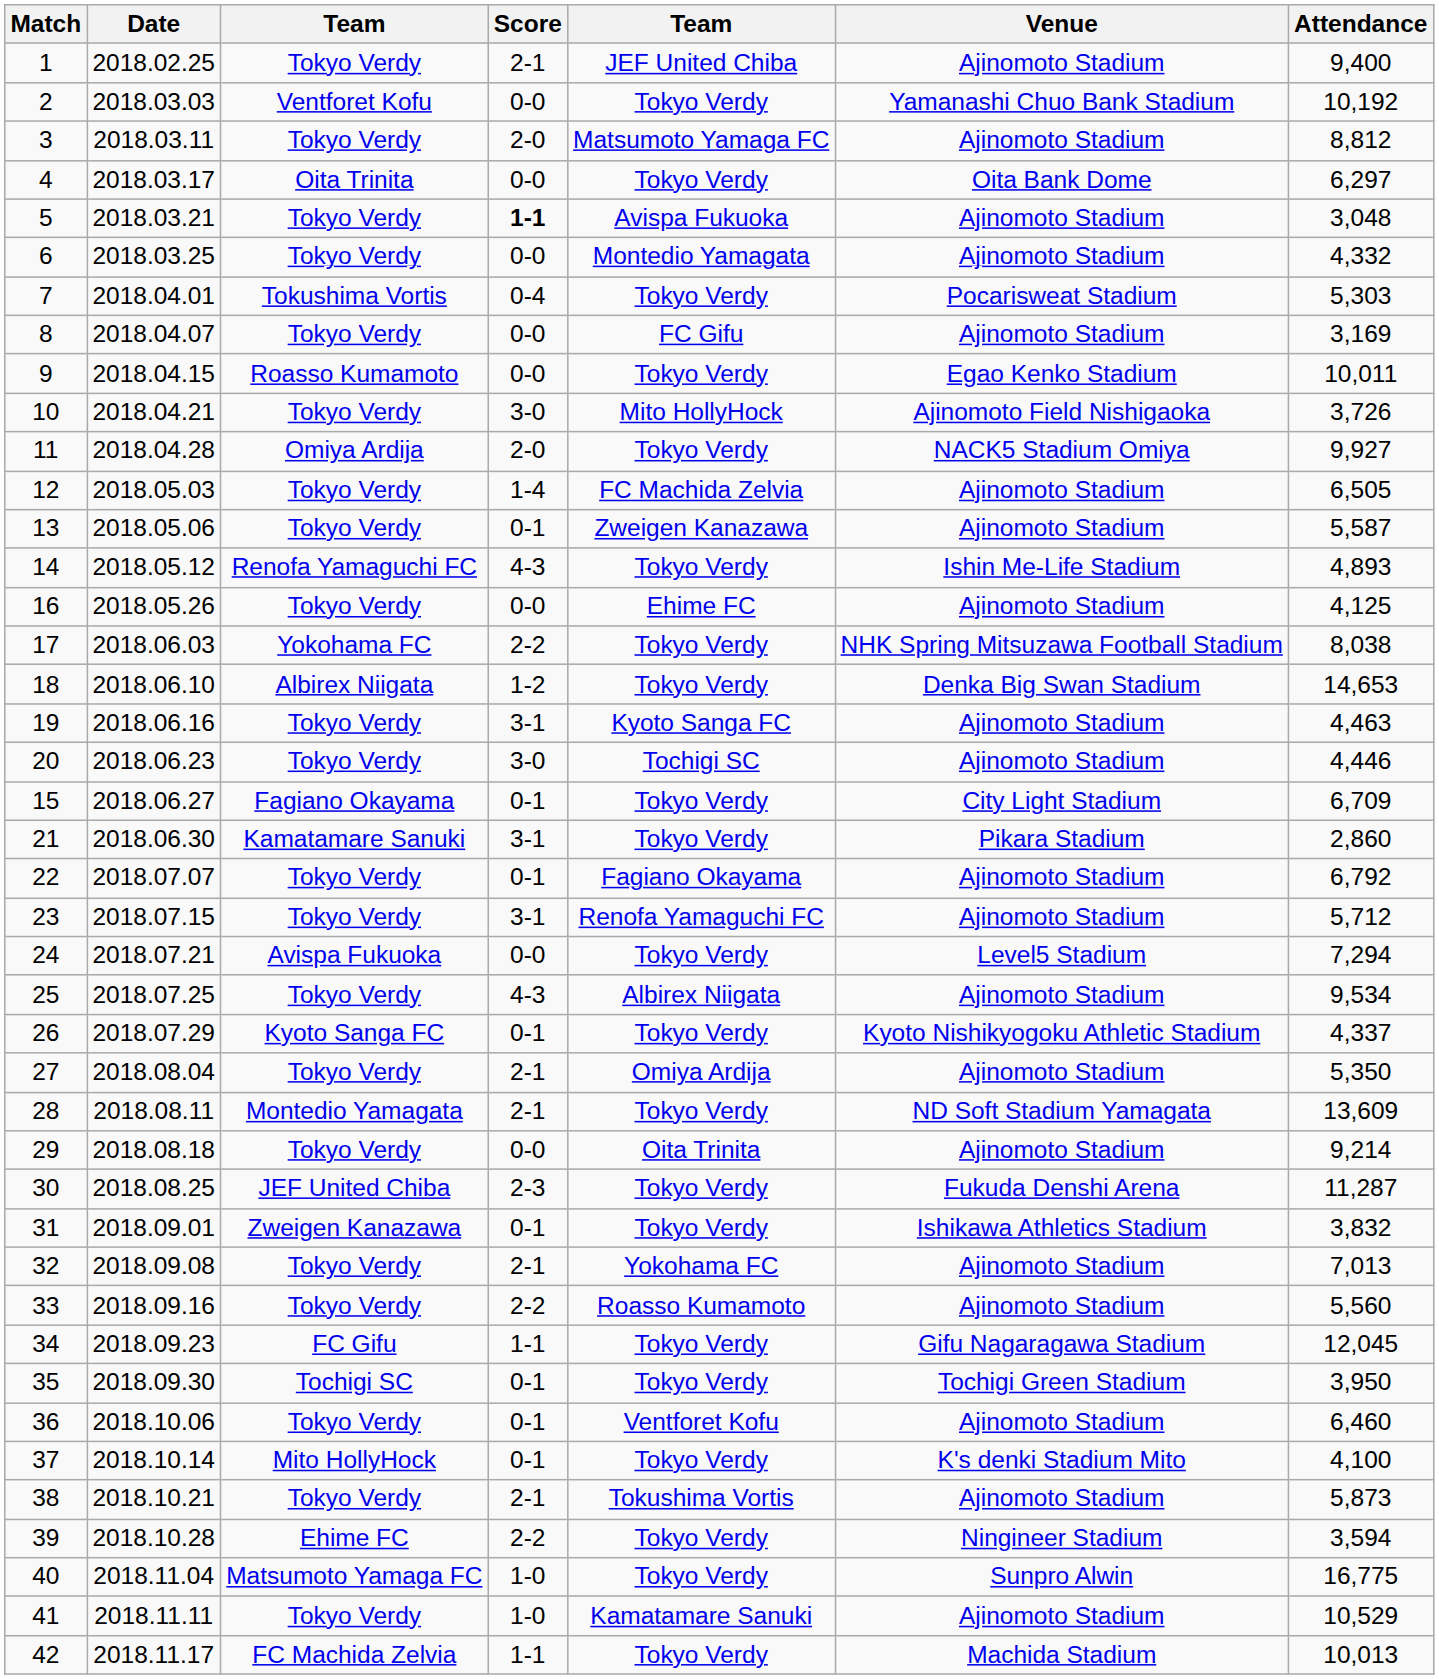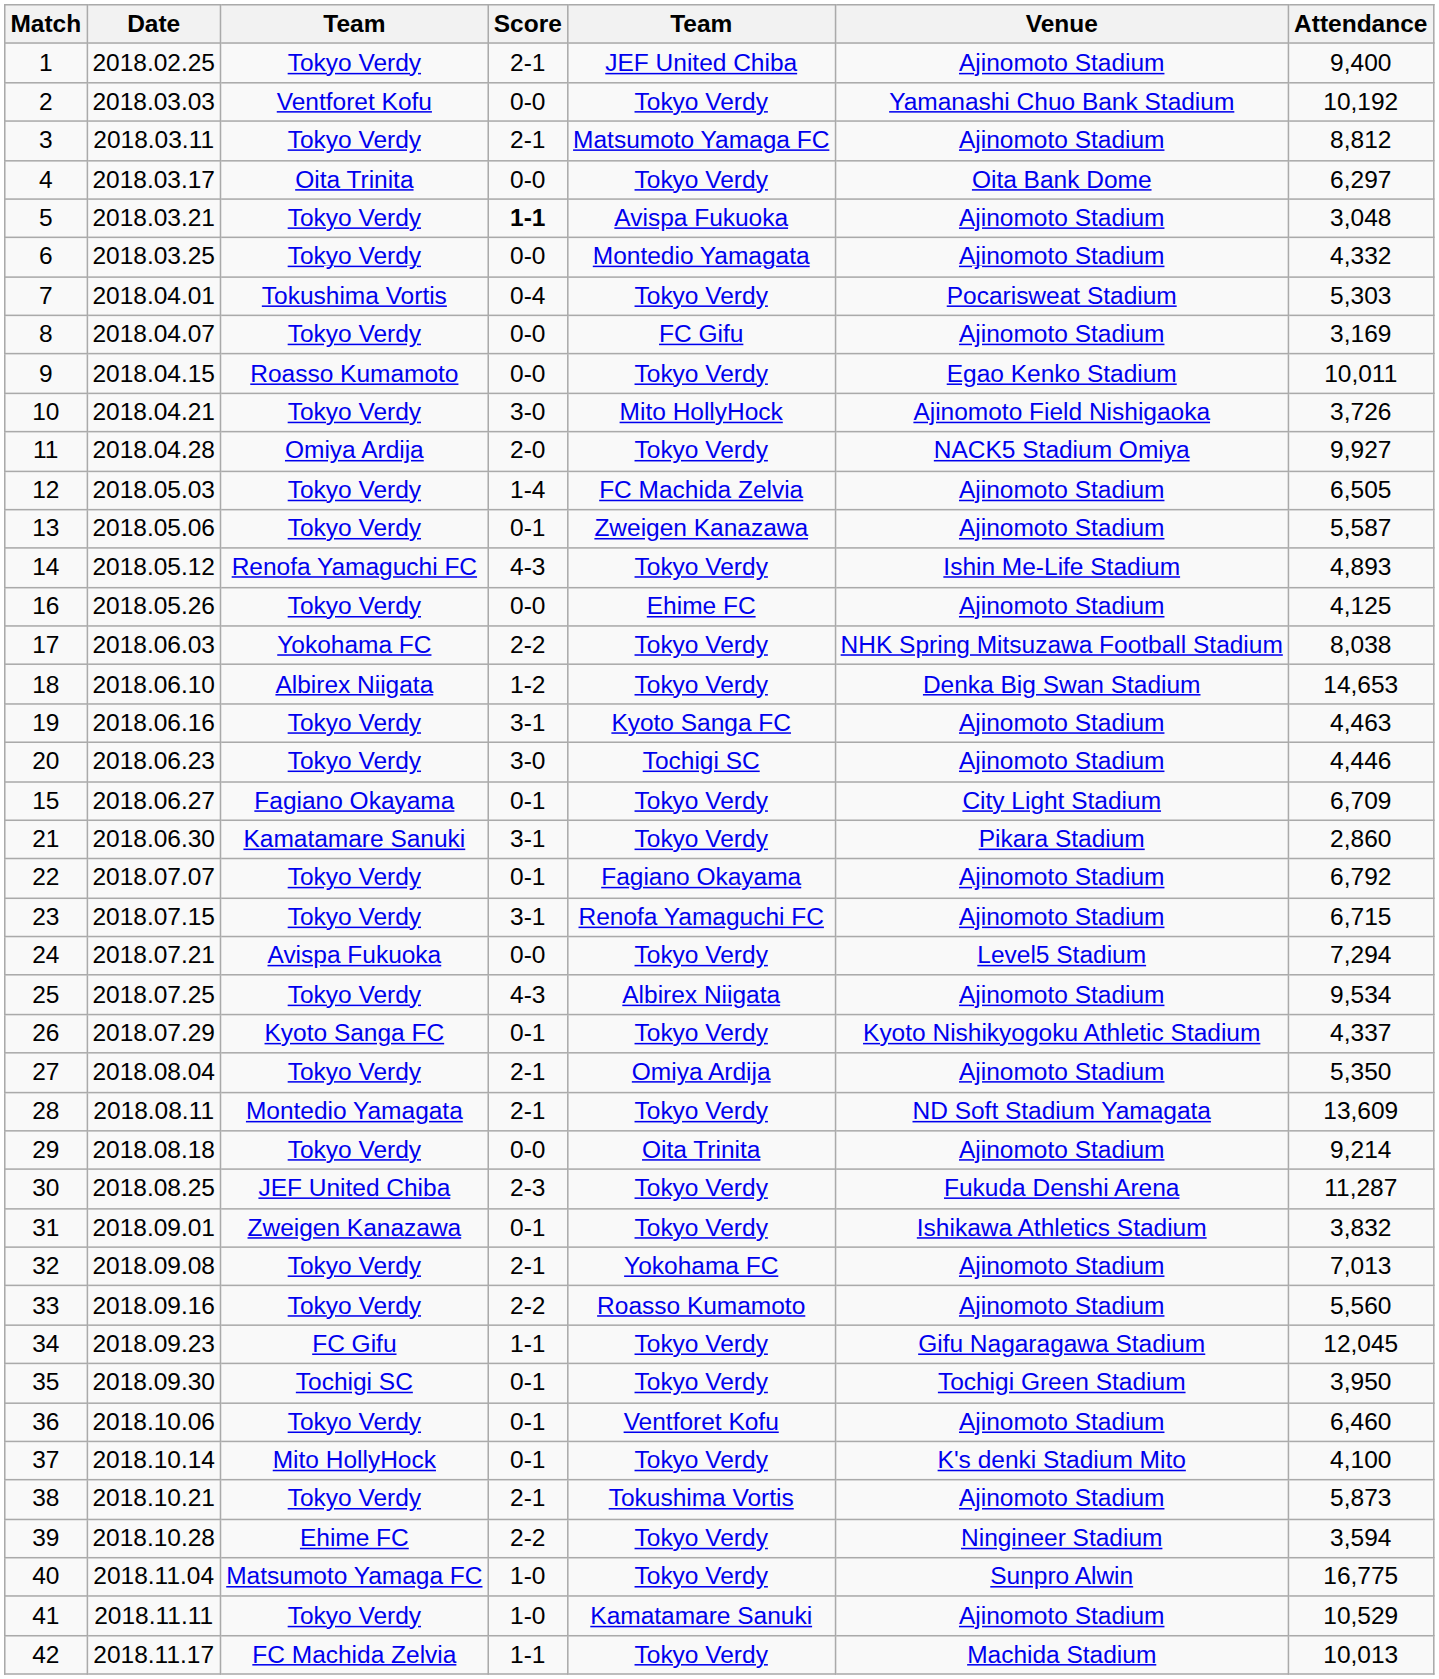(528, 140) 2-0 -> (528, 140) 2-1
(1361, 916) 5,712 -> (1361, 916) 6,715
